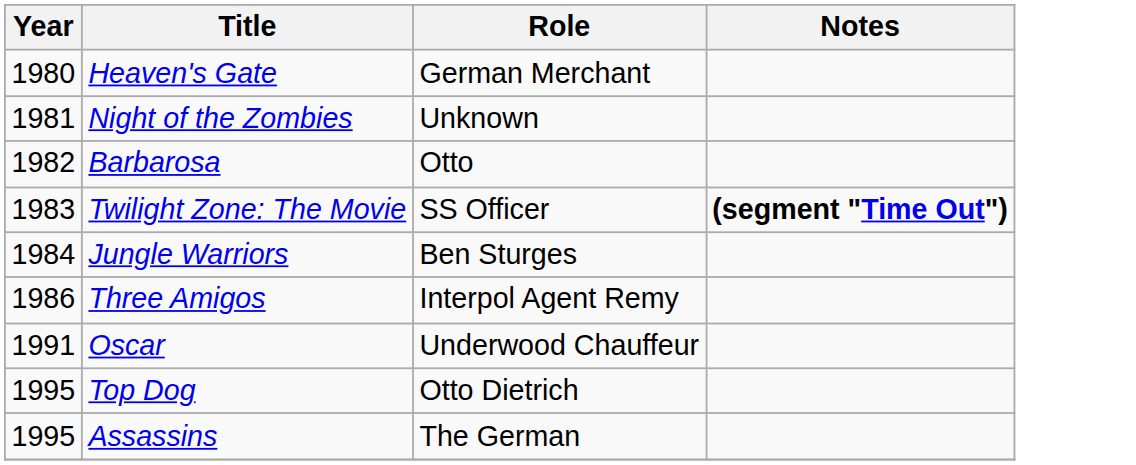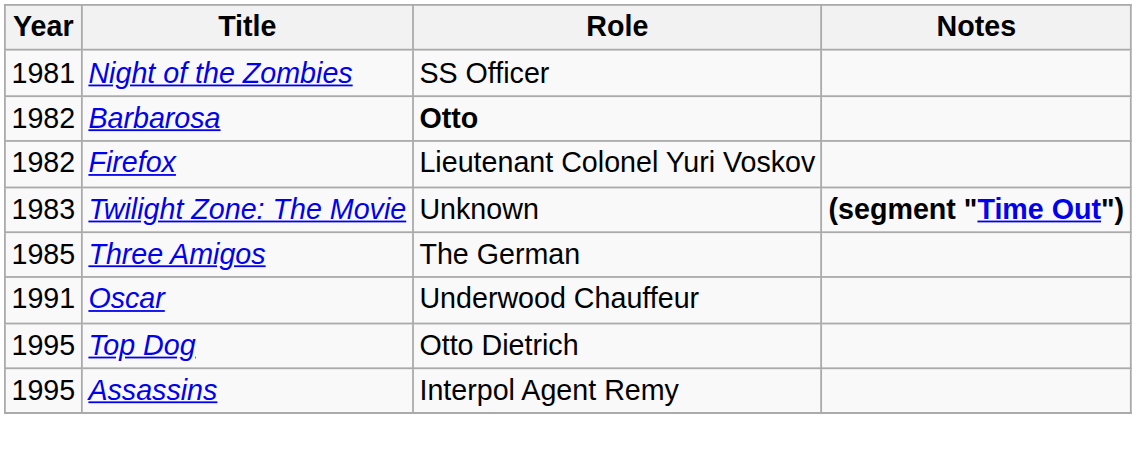- row: (183, 72)
(479, 118) Unknown -> (484, 72) SS Officer
(446, 163) normal -> (449, 118) bold
+ row: (132, 163)
(484, 208) SS Officer -> (479, 208) Unknown
- row: (188, 254)
(43, 299) 1986 -> (43, 254) 1985
(549, 299) Interpol Agent Remy -> (500, 254) The German
(500, 436) The German -> (549, 390) Interpol Agent Remy
